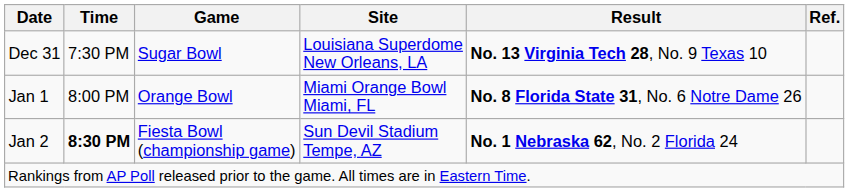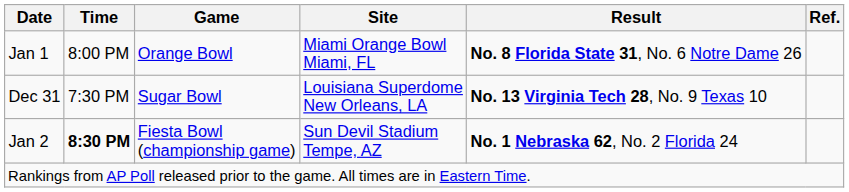rows swapped: (34, 53) <-> (28, 97)
